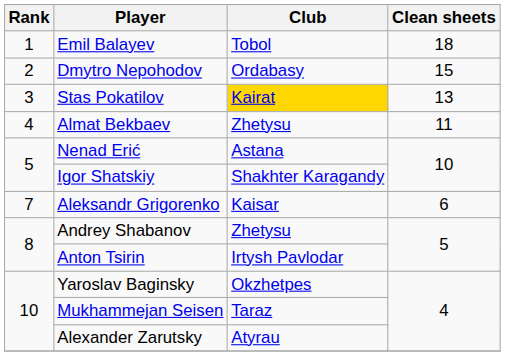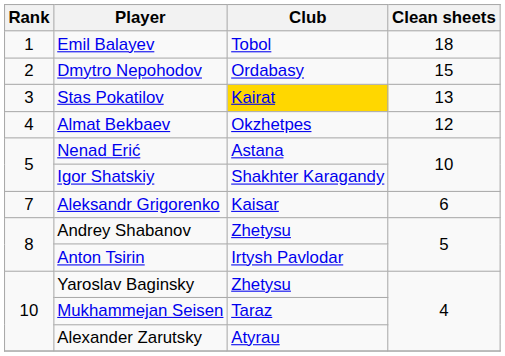(261, 124) Zhetysu -> (271, 124) Okzhetpes
(444, 124) 11 -> (444, 124) 12
(271, 284) Okzhetpes -> (261, 284) Zhetysu
